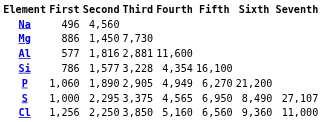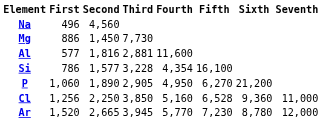(178, 83) 4,949 -> (178, 83) 4,950
- row: (25, 98)
(217, 113) 6,560 -> (217, 98) 6,528
+ row: (25, 113)
